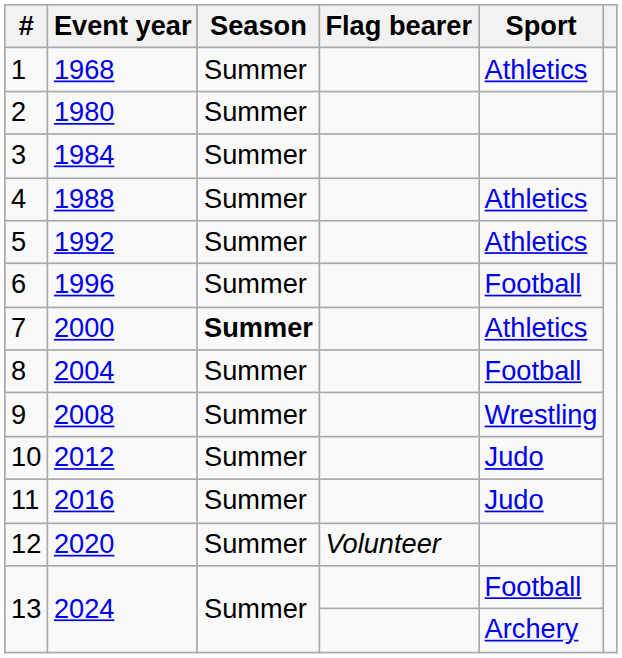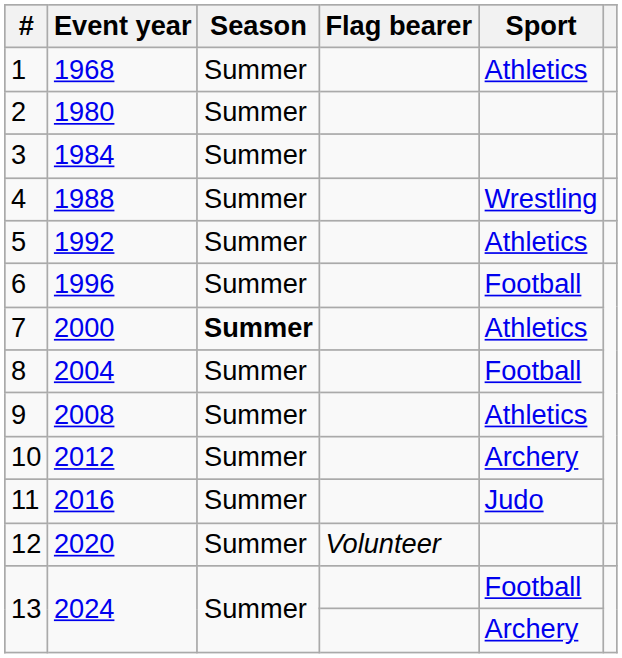(536, 198) Athletics -> (541, 198) Wrestling
(541, 414) Wrestling -> (536, 414) Athletics
(514, 457) Judo -> (531, 457) Archery
